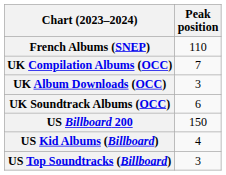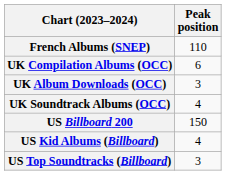(198, 65) 7 -> (198, 65) 6
(198, 103) 6 -> (198, 103) 4
